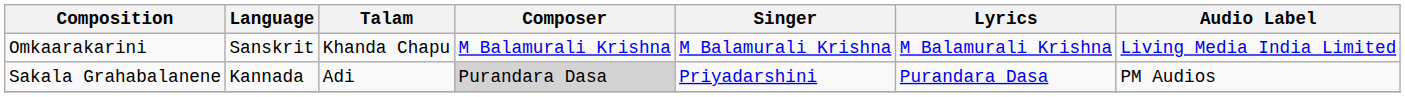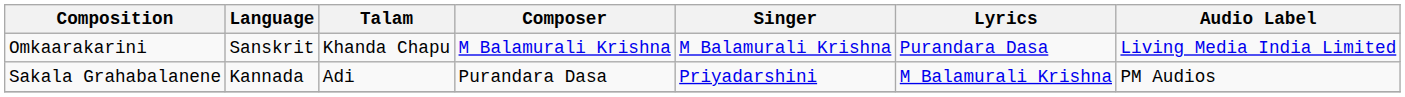(1006, 48) M Balamurali Krishna -> (974, 48) Purandara Dasa
(533, 77) lightgrey background -> (533, 77) no background
(974, 77) Purandara Dasa -> (1006, 77) M Balamurali Krishna
